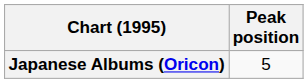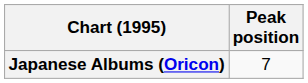(266, 64) 5 -> (266, 64) 7
